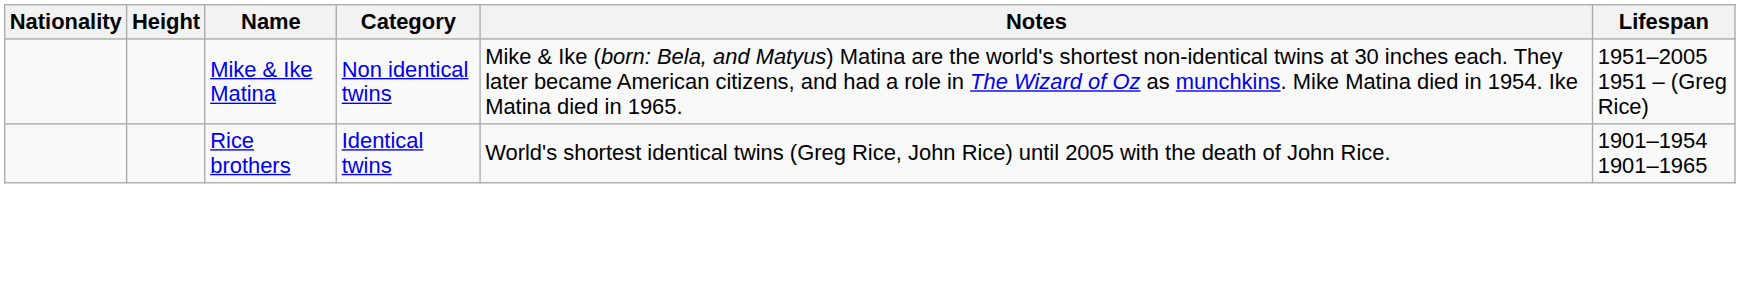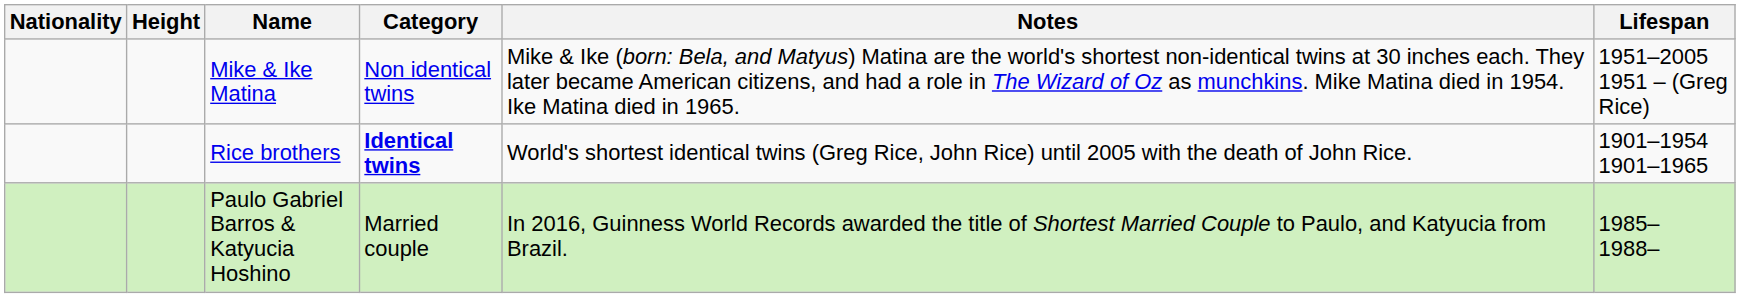(383, 153) normal -> (409, 153) bold
+ row: (277, 237)
